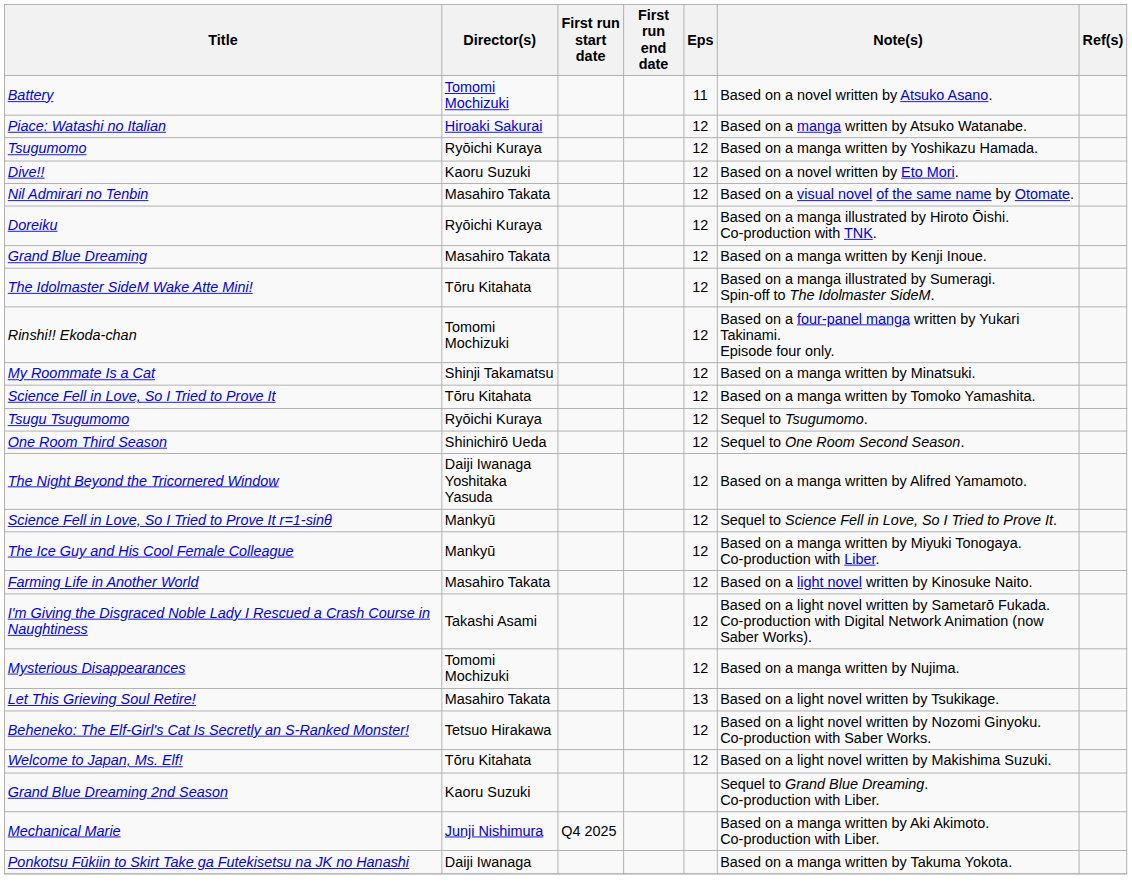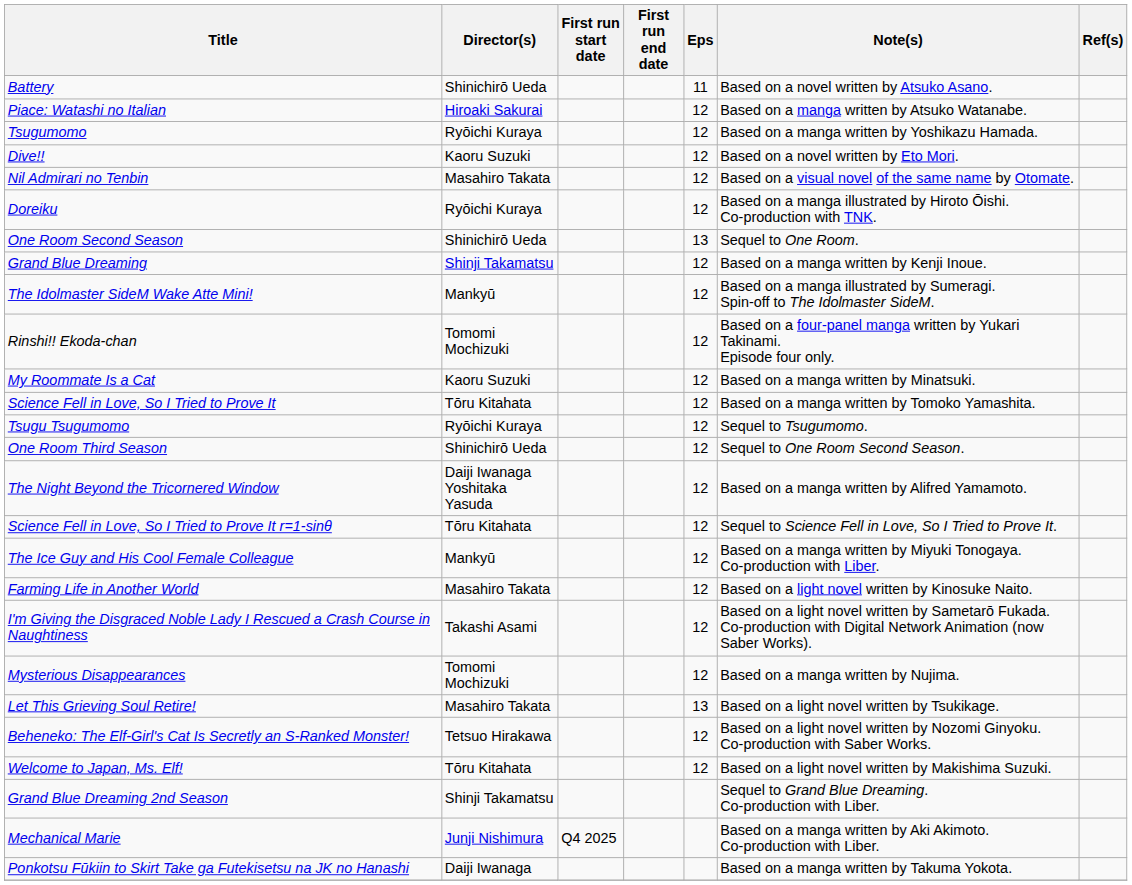(477, 95) Tomomi Mochizuki -> (496, 87) Shinichirō Ueda
+ row: (95, 240)
(498, 256) Masahiro Takata -> (499, 263) Shinji Takamatsu
(488, 287) Tōru Kitahata -> (470, 294) Mankyū
(499, 373) Shinji Takamatsu -> (488, 380) Kaoru Suzuki
(470, 520) Mankyū -> (488, 527) Tōru Kitahata
(488, 792) Kaoru Suzuki -> (499, 798) Shinji Takamatsu
